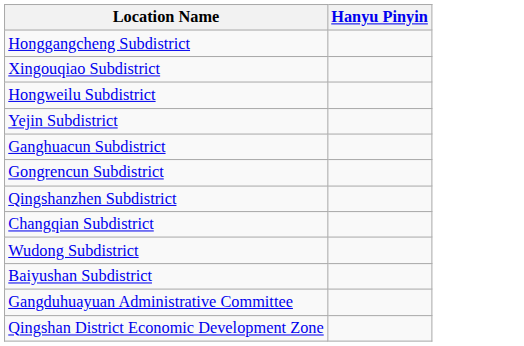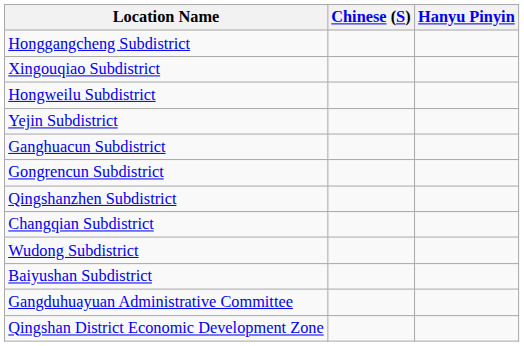+ column: (371, 17)
